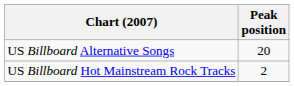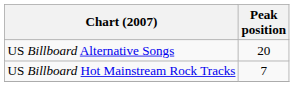(264, 71) 2 -> (264, 71) 7
